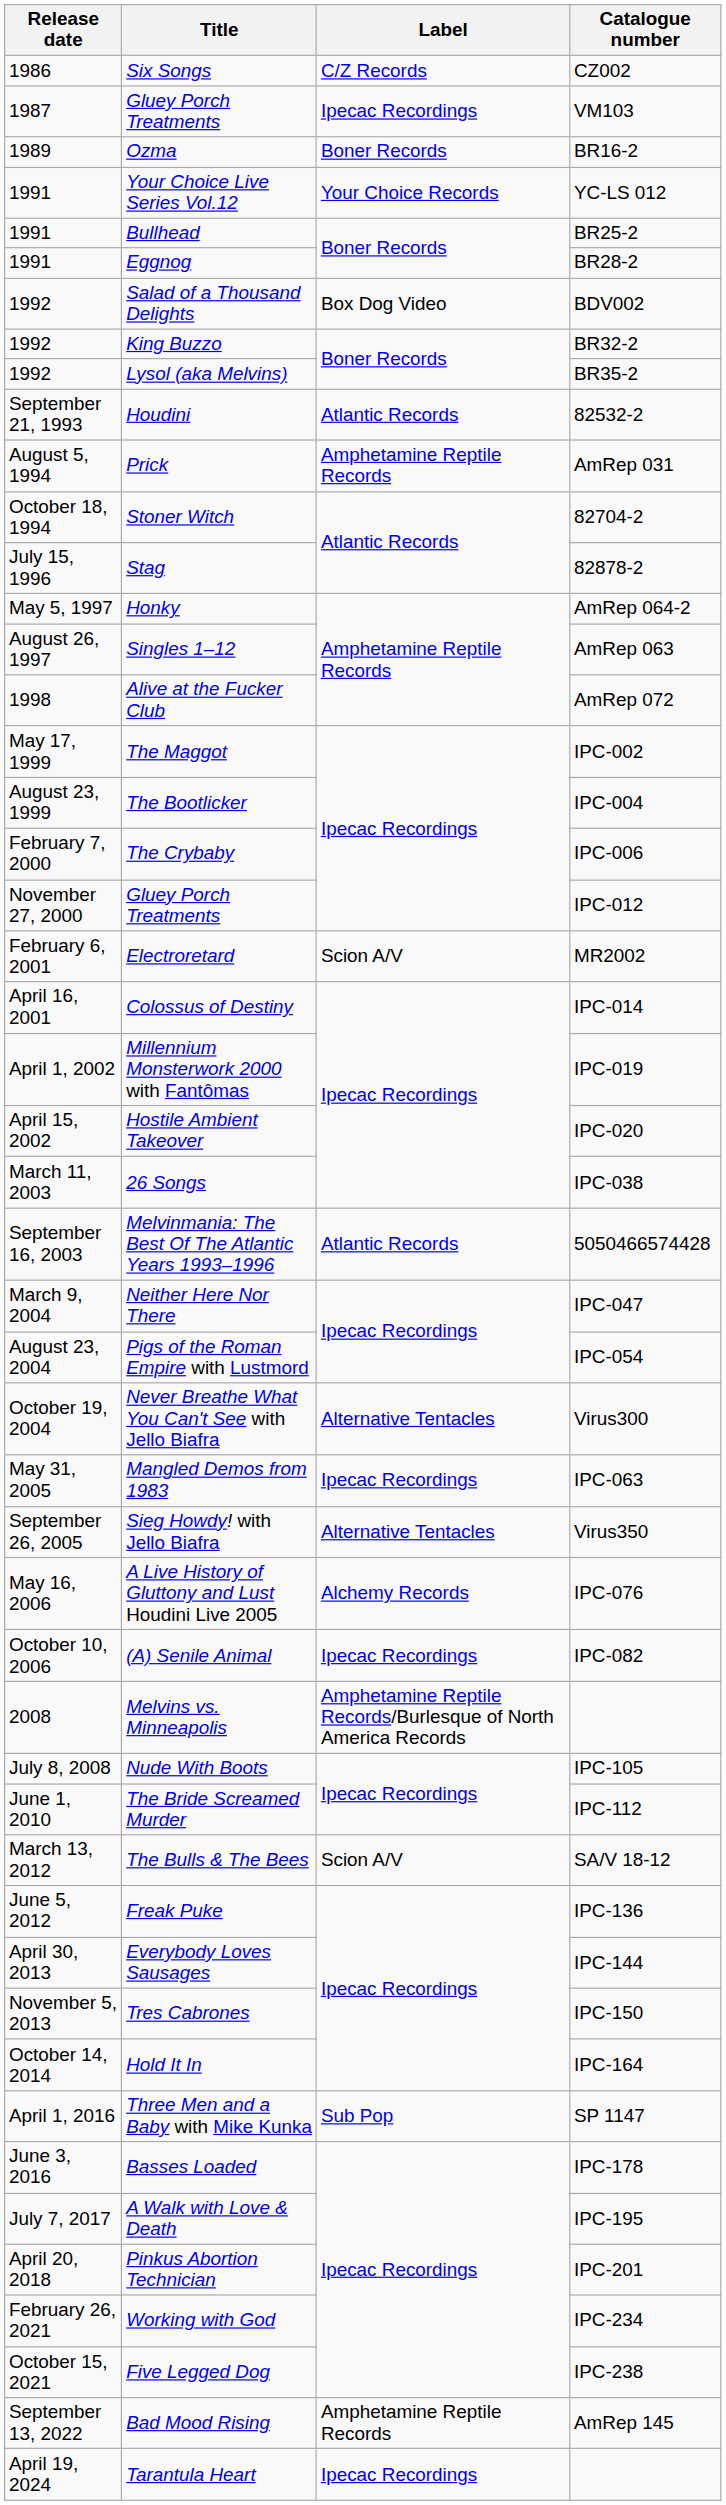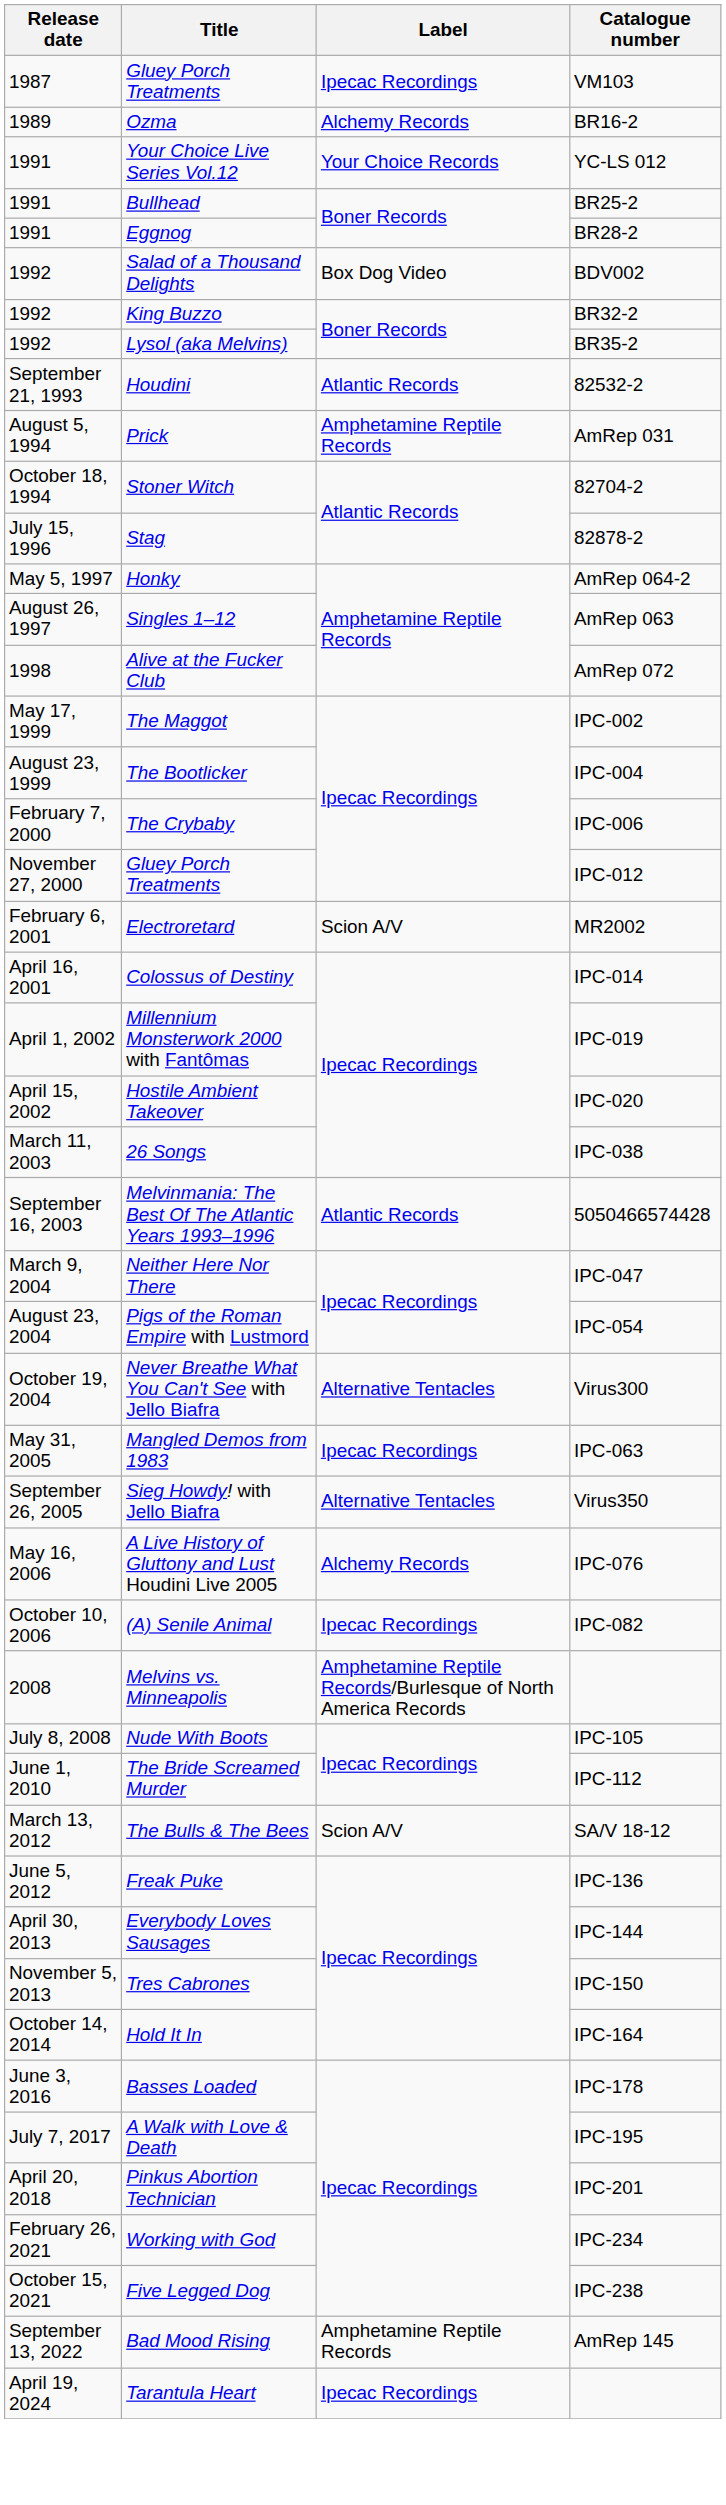- row: (169, 70)
(384, 151) Boner Records -> (395, 121) Alchemy Records
- row: (219, 2116)
